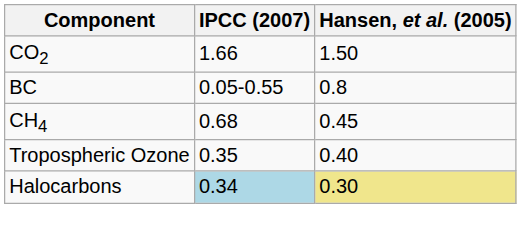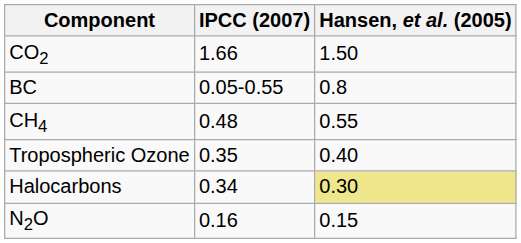(218, 121) 0.68 -> (218, 121) 0.48
(339, 121) 0.45 -> (339, 121) 0.55
(218, 186) lightblue background -> (218, 186) no background
+ row: (29, 221)
